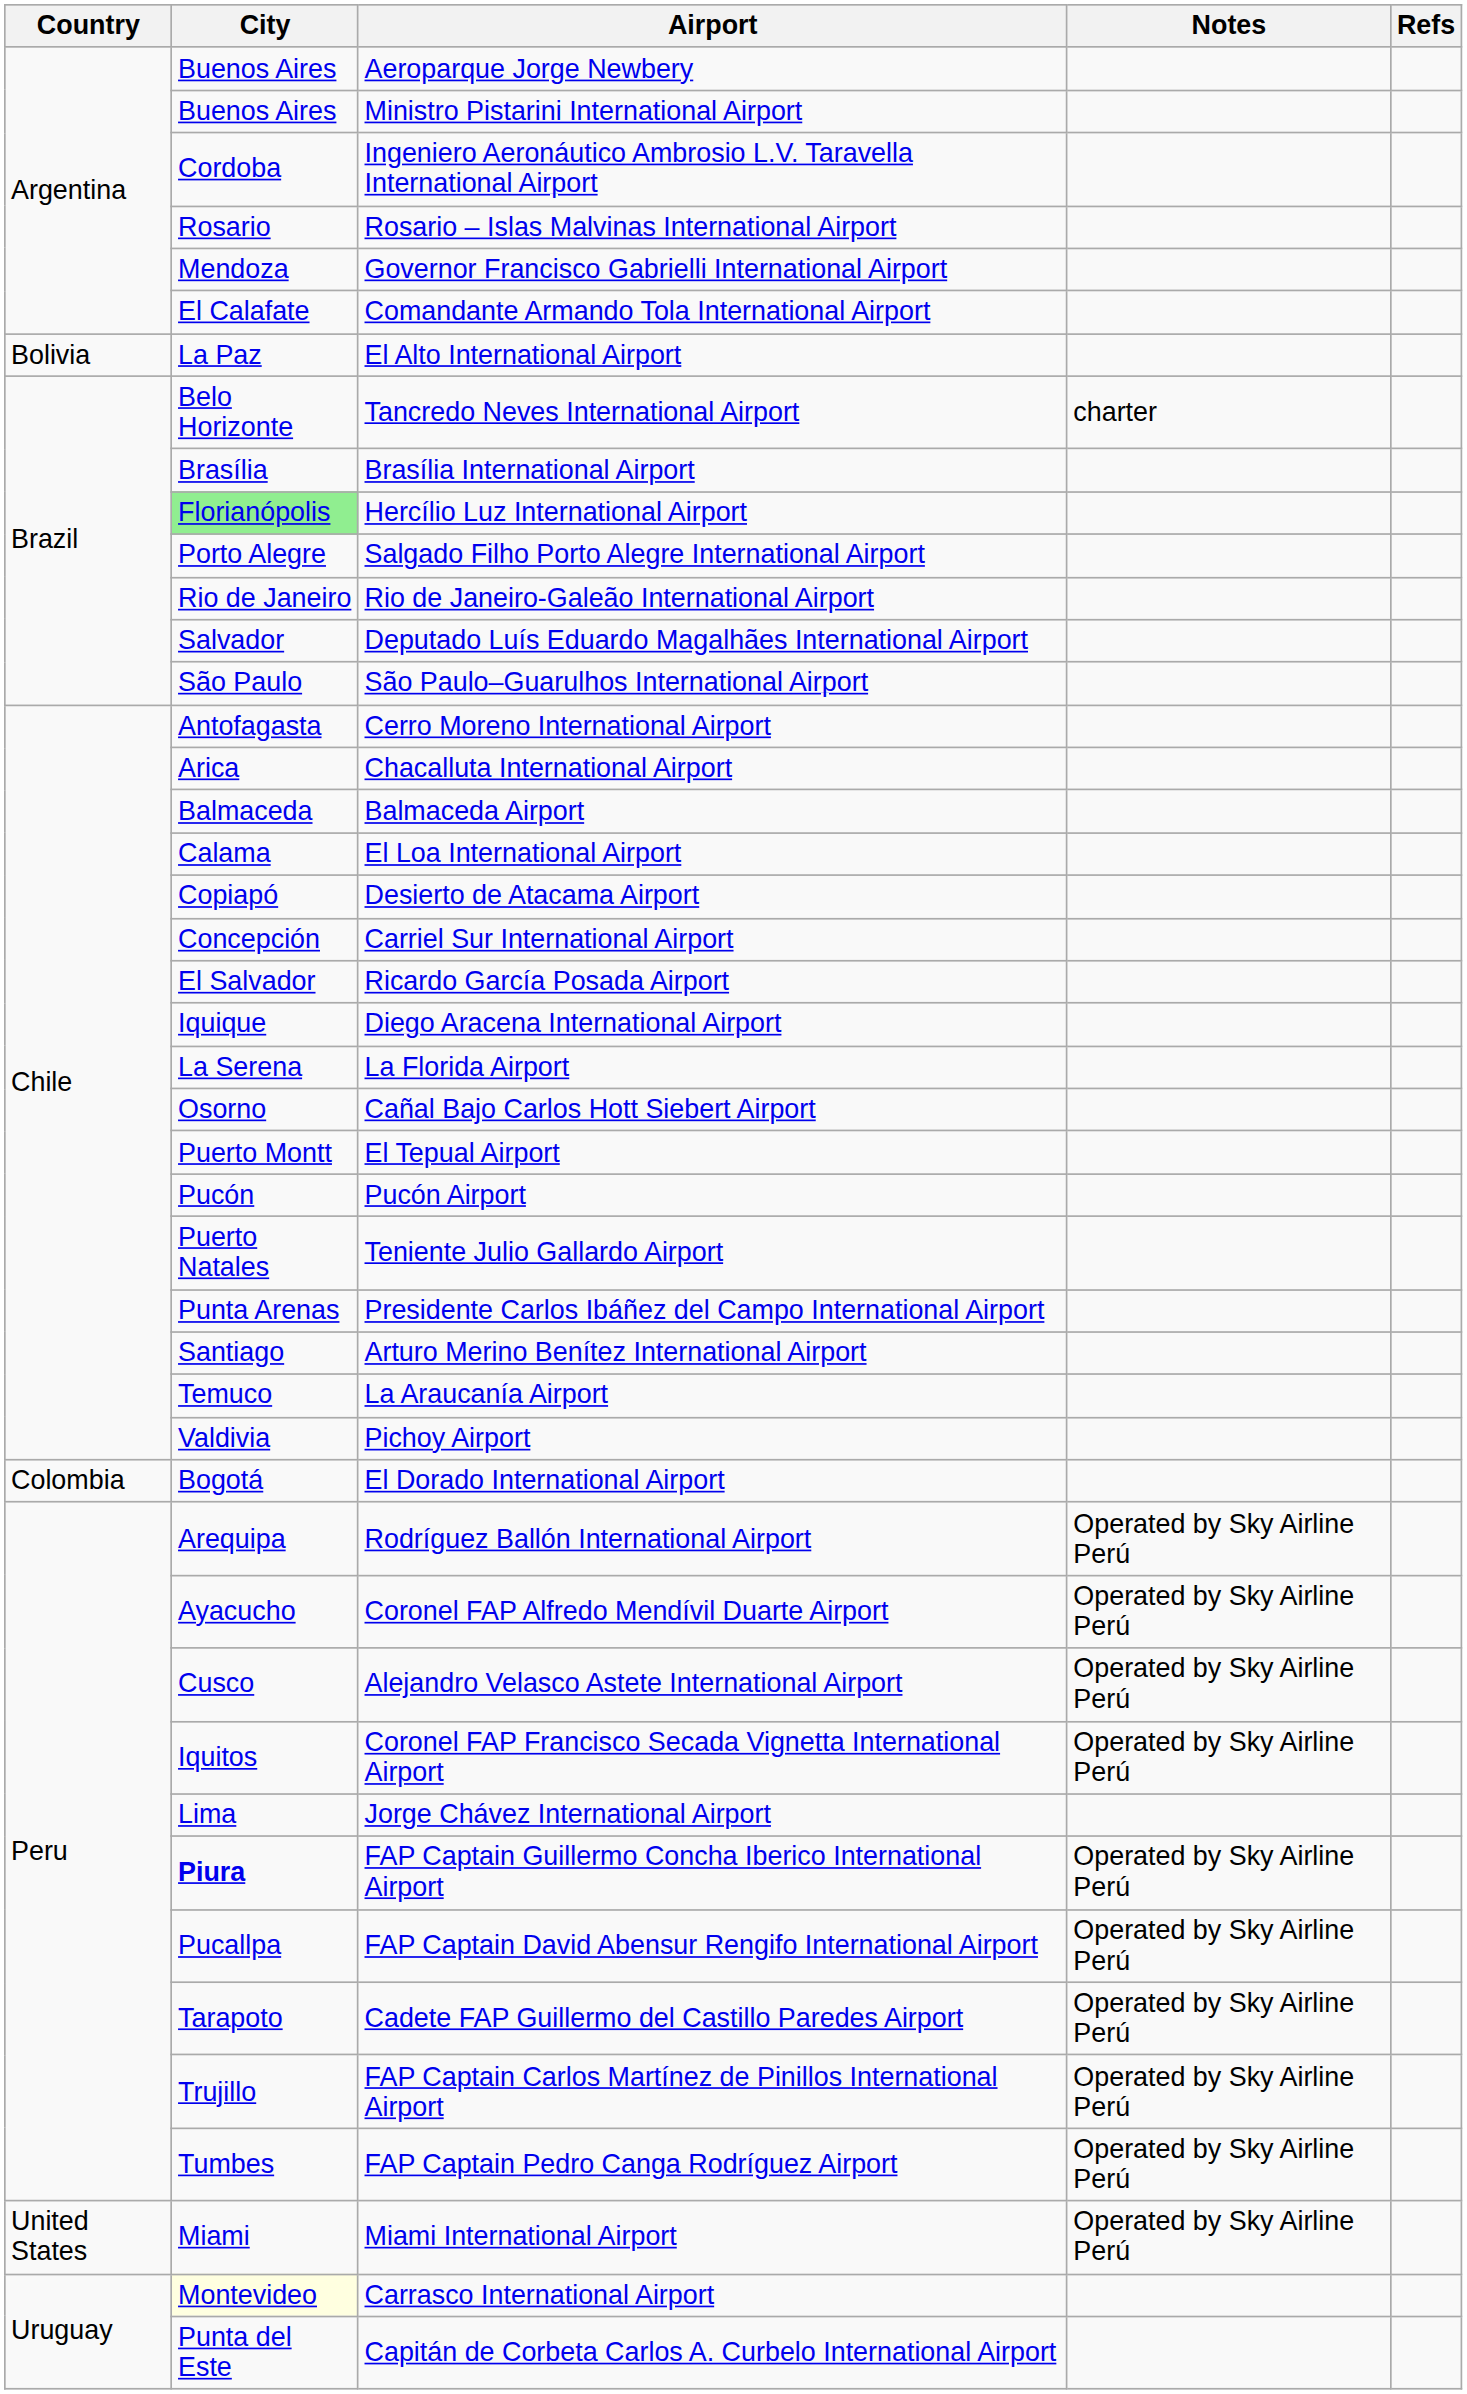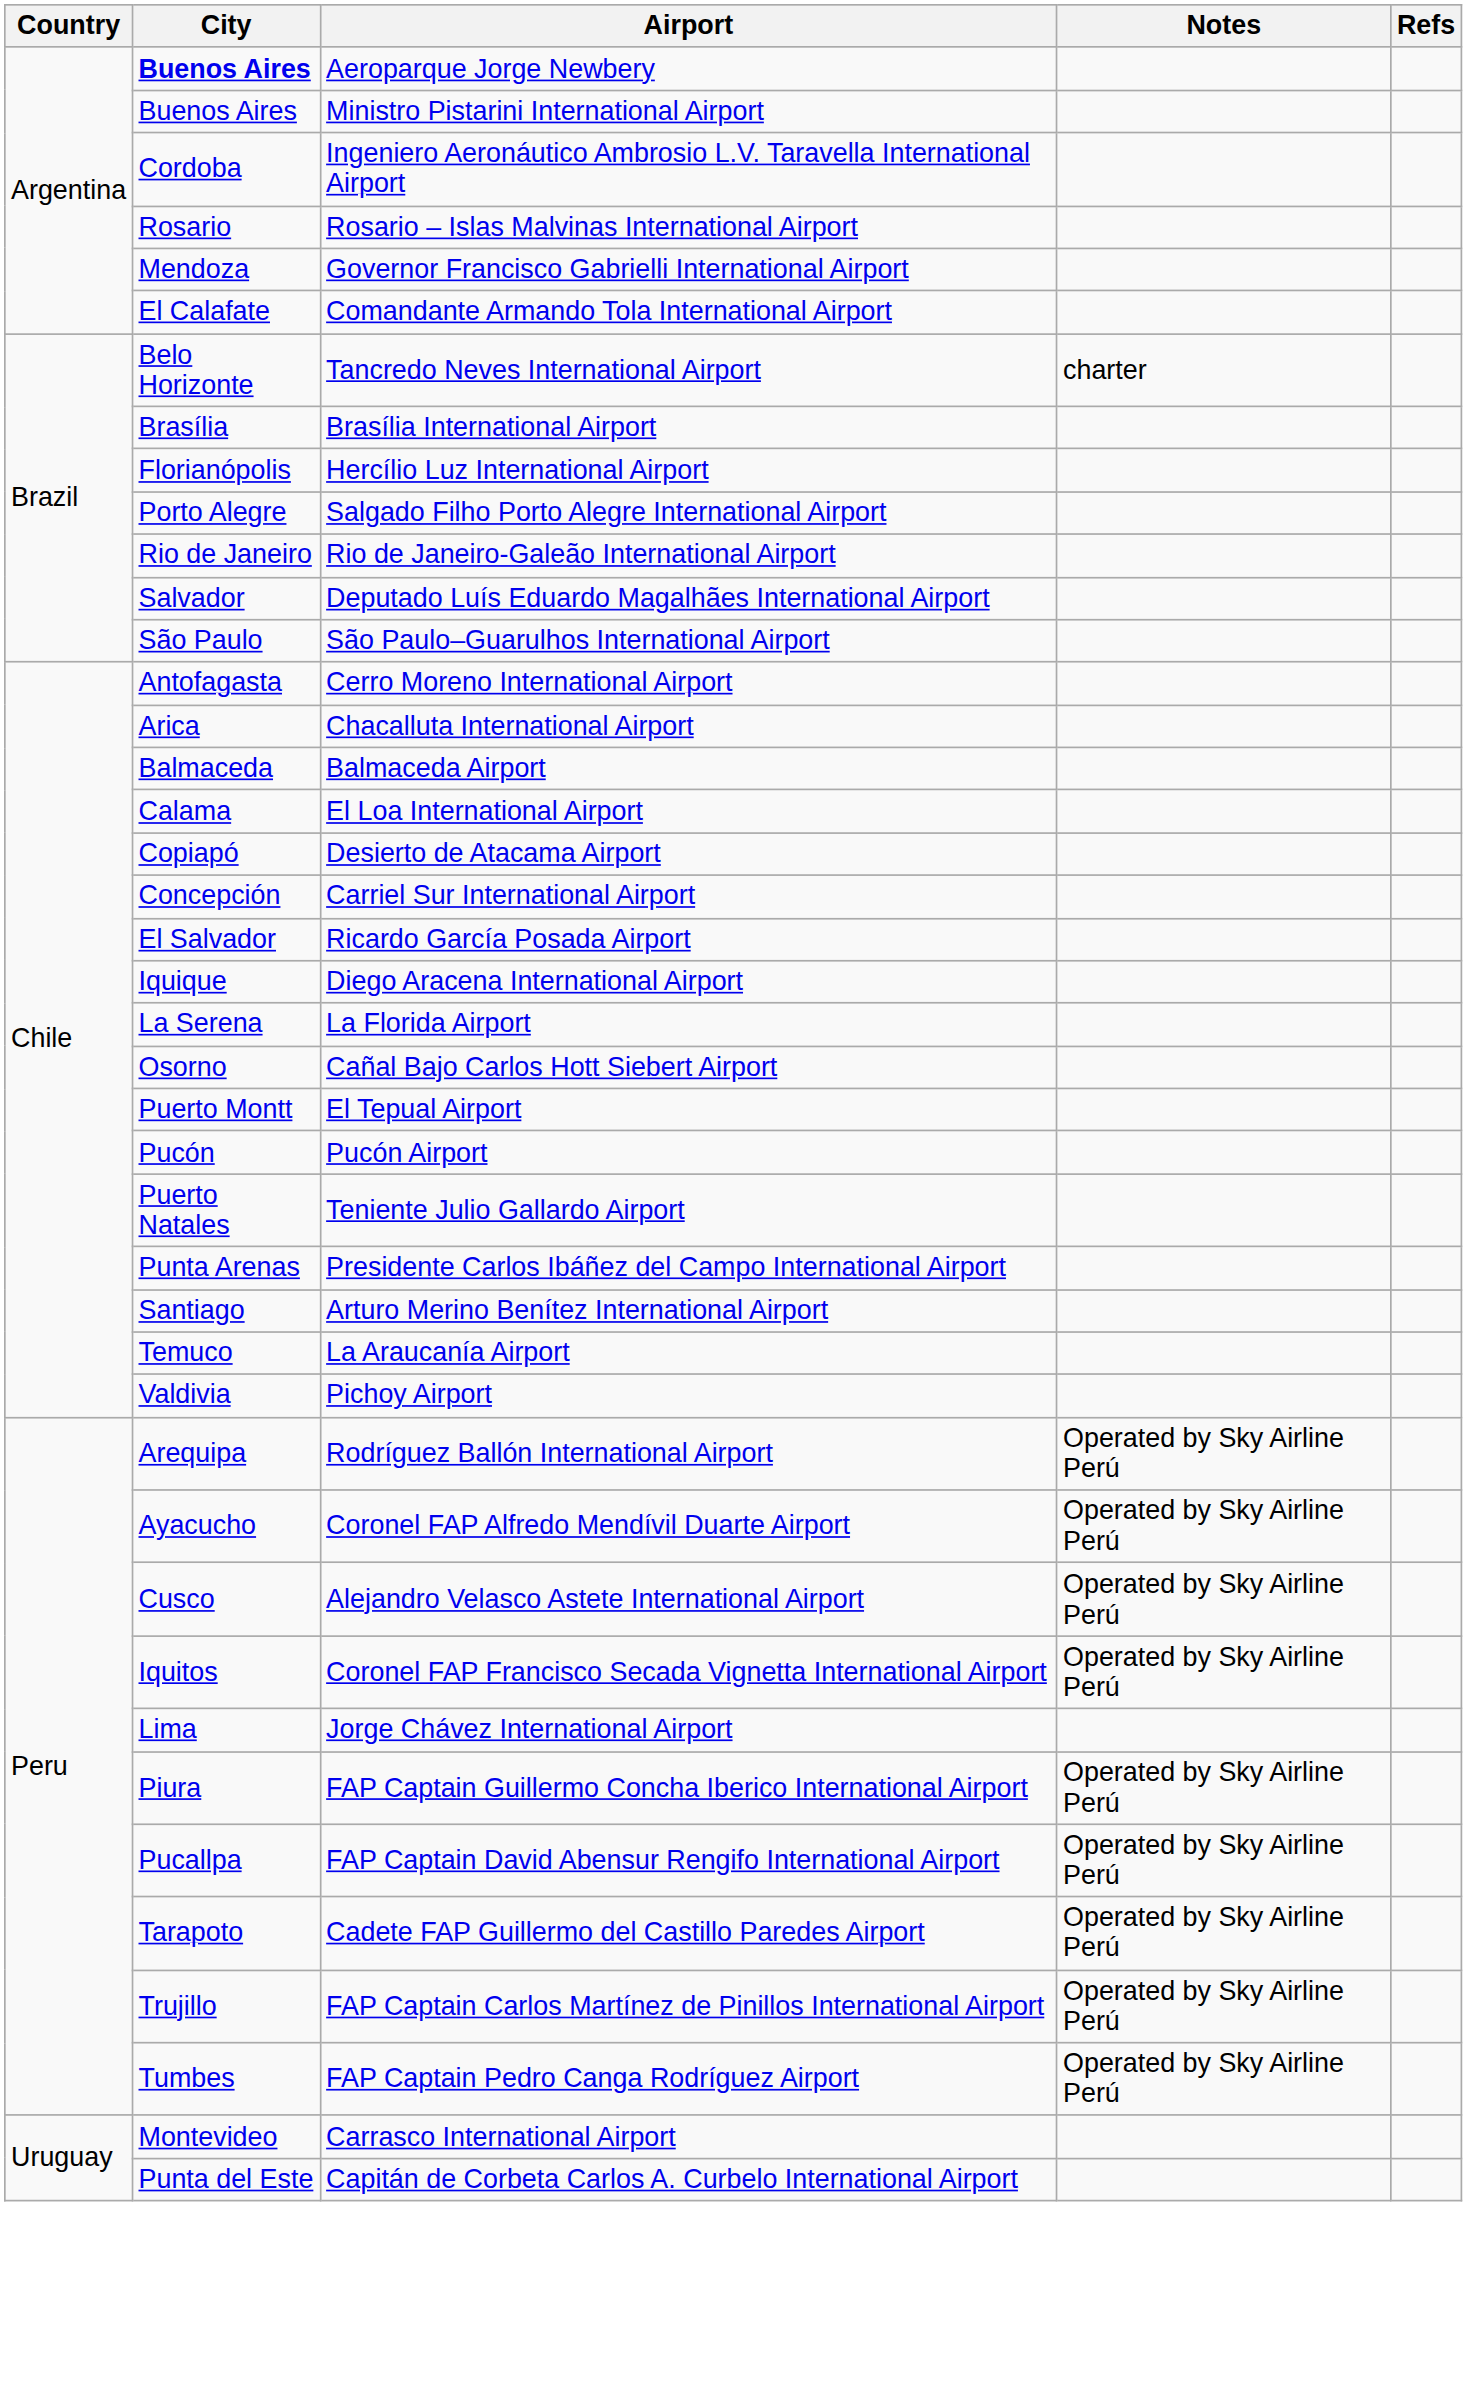(257, 68) normal -> (225, 68) bold
- row: (523, 354)
(254, 512) lightgreen background -> (215, 469) no background
- row: (545, 1480)
(212, 1872) bold -> (170, 1787) normal
- row: (521, 2236)
(248, 2294) lightyellow background -> (208, 2136) no background
